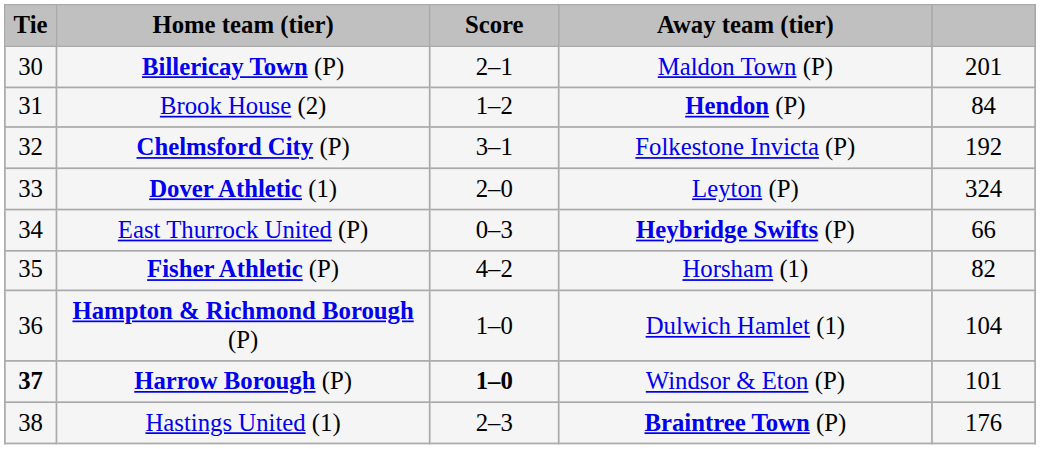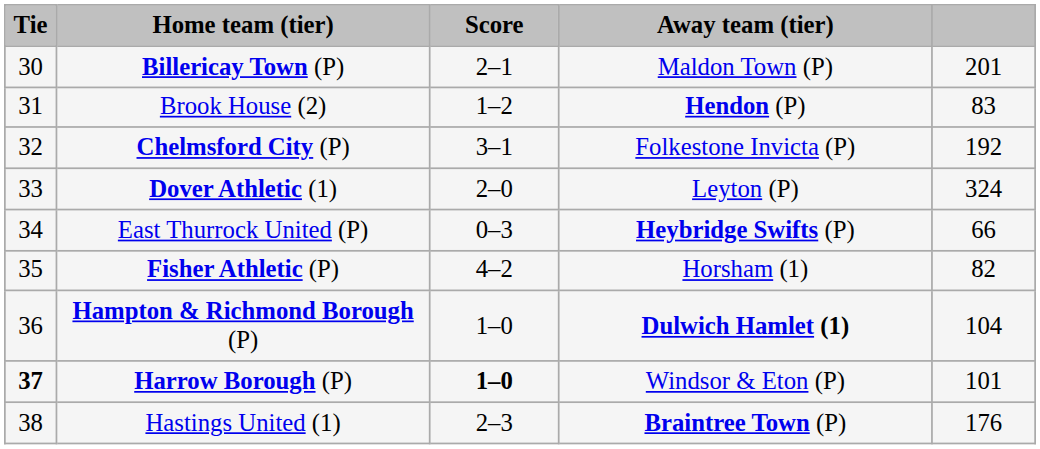(984, 107) 84 -> (984, 107) 83
(745, 325) normal -> (745, 325) bold
